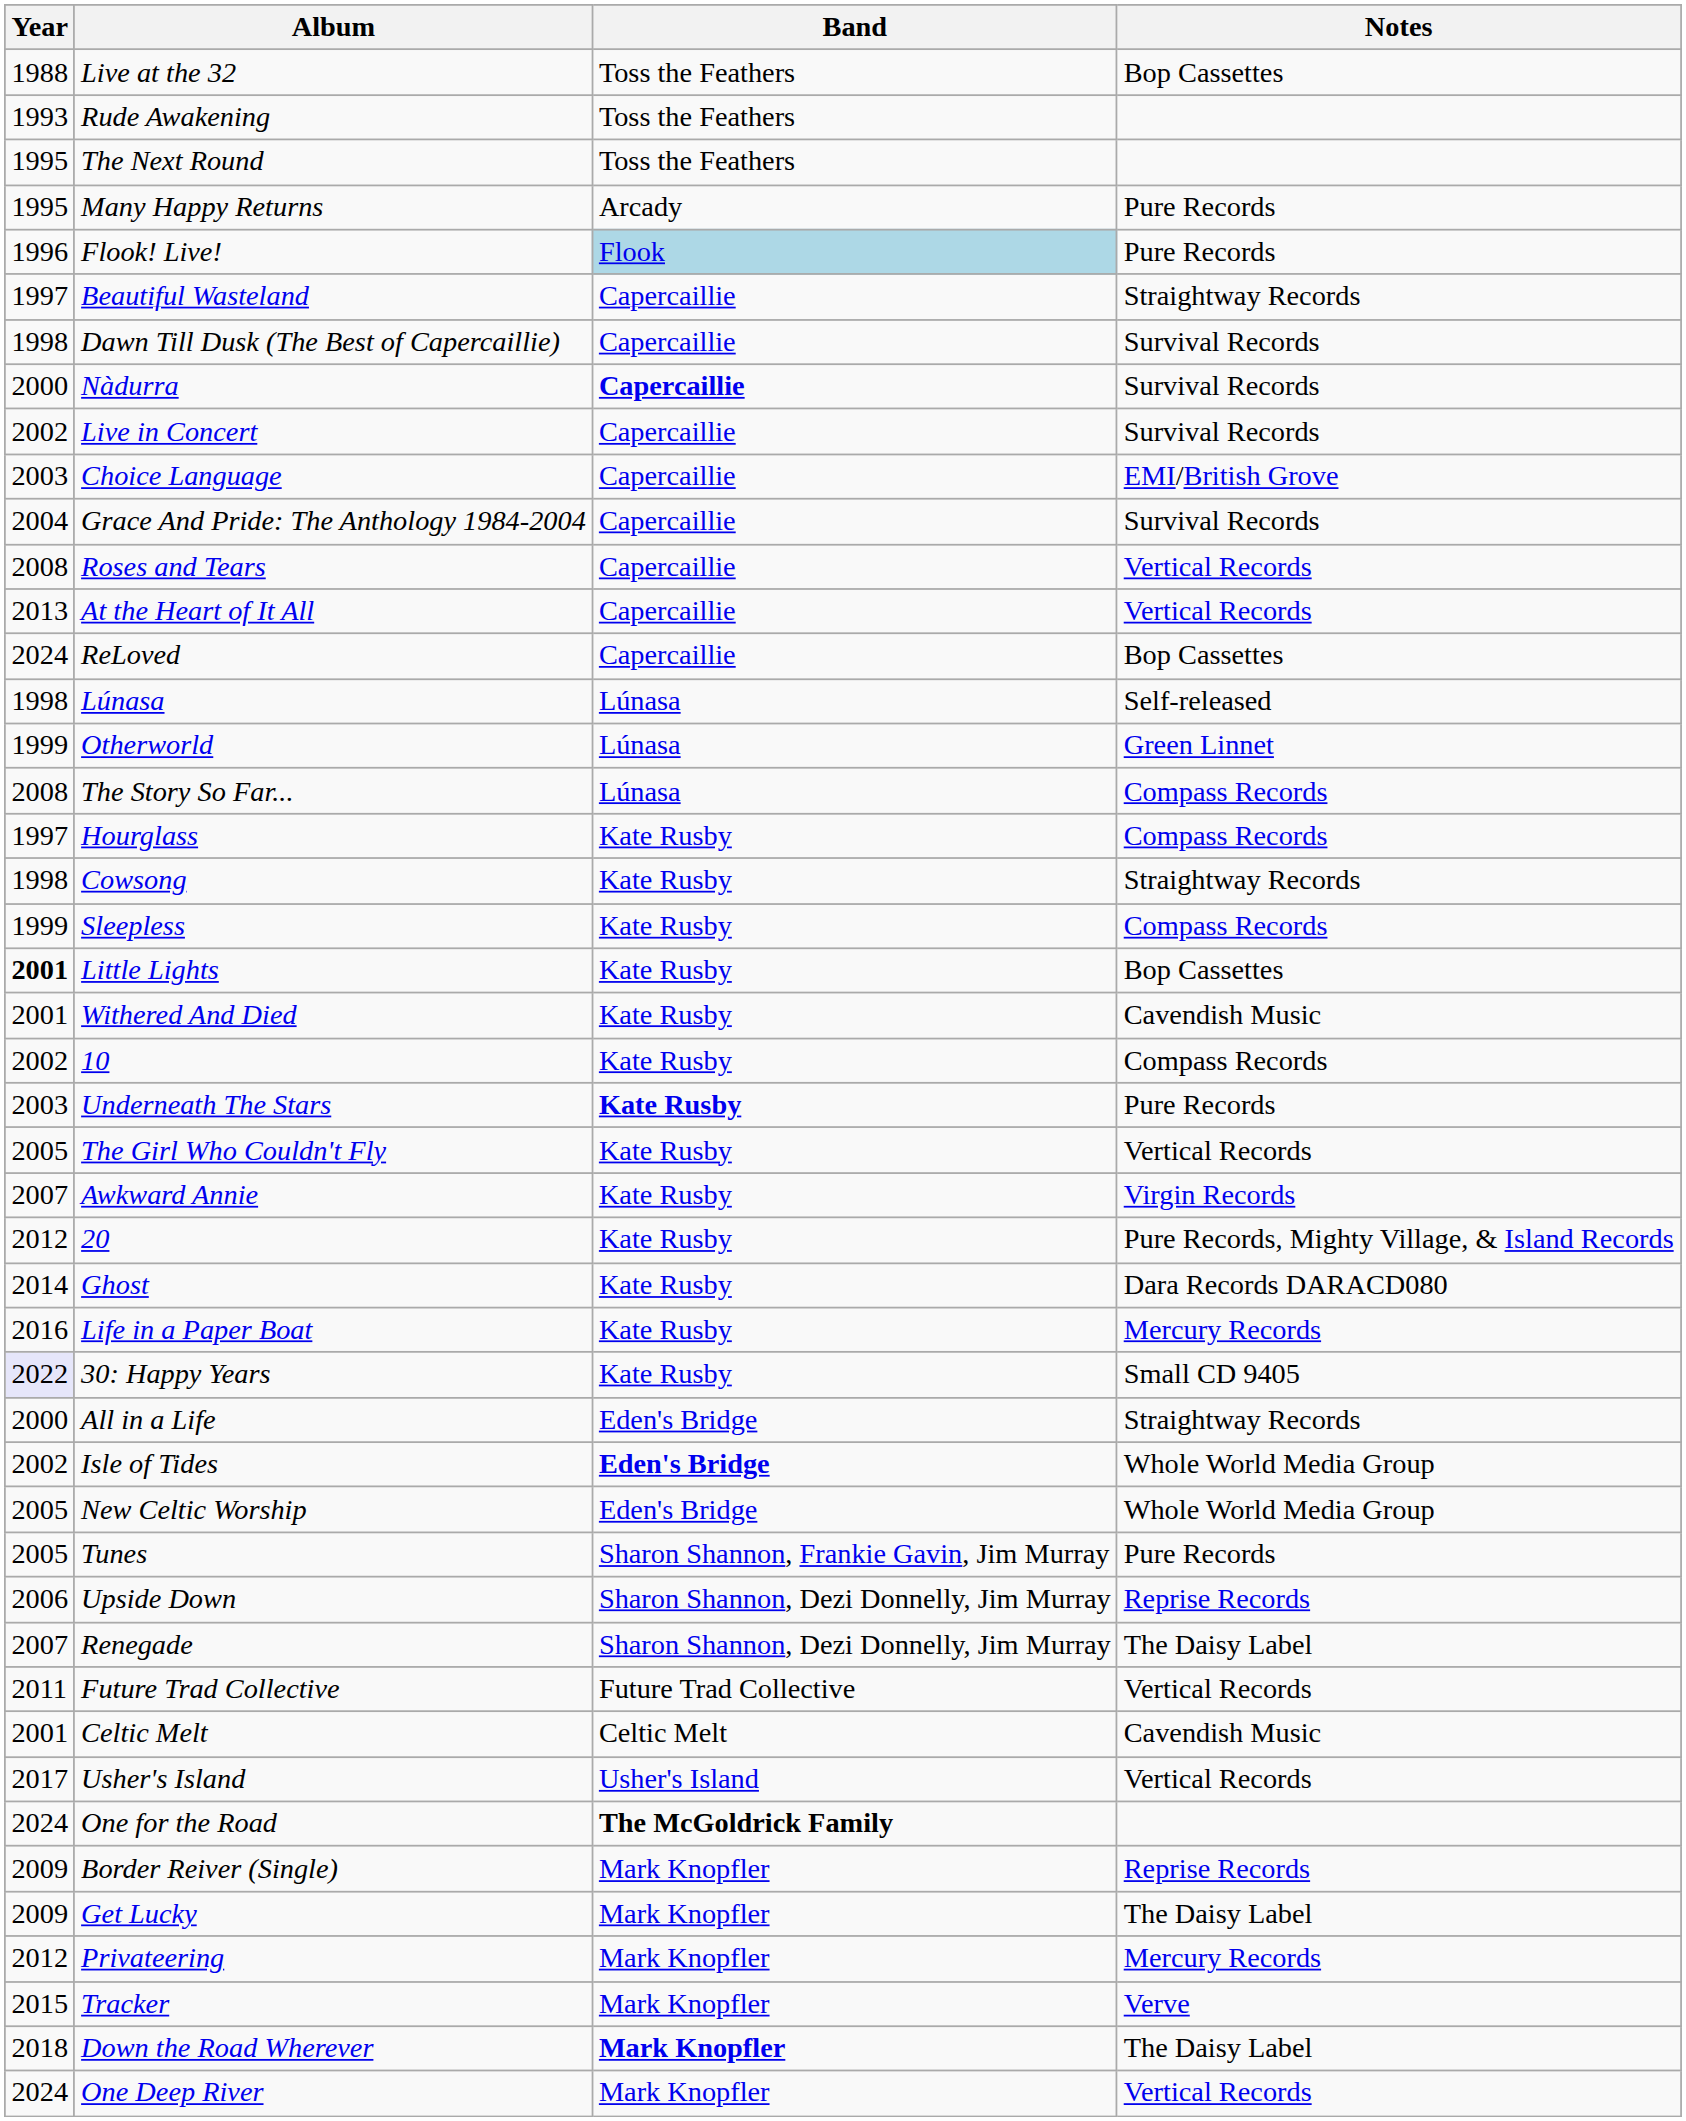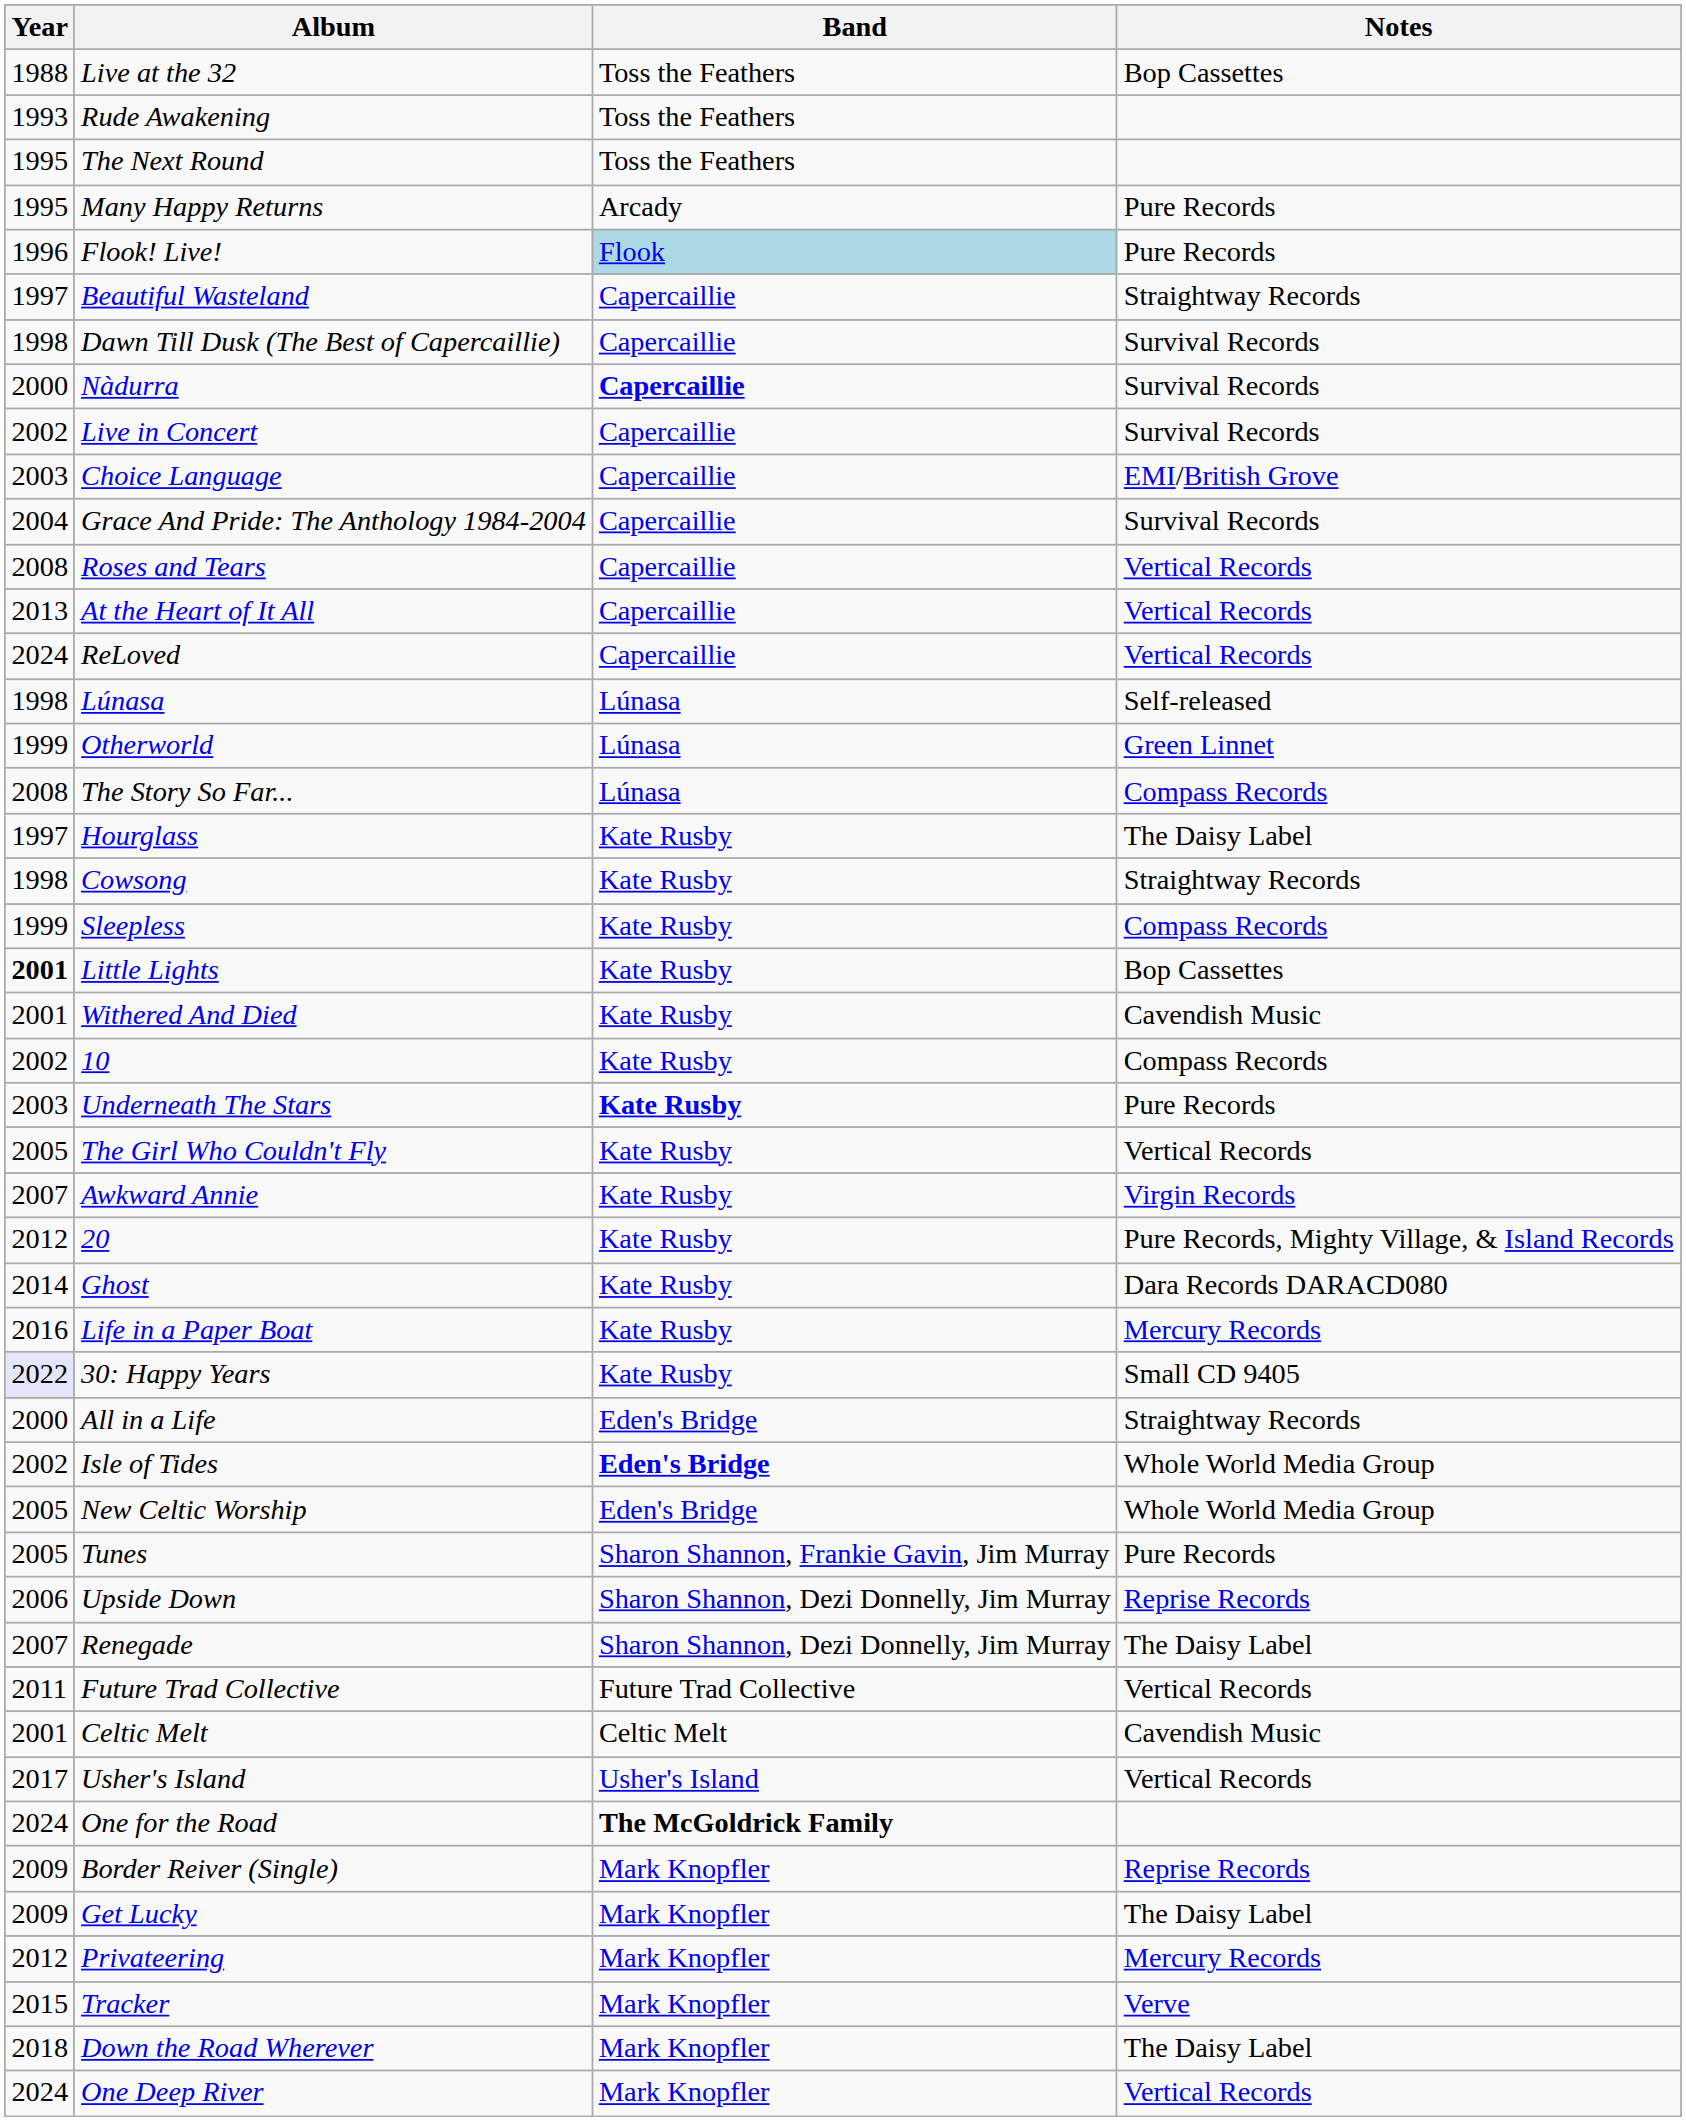(1204, 655) Bop Cassettes -> (1218, 655) Vertical Records
(1226, 835) Compass Records -> (1218, 835) The Daisy Label
(692, 2048) bold -> (684, 2048) normal
